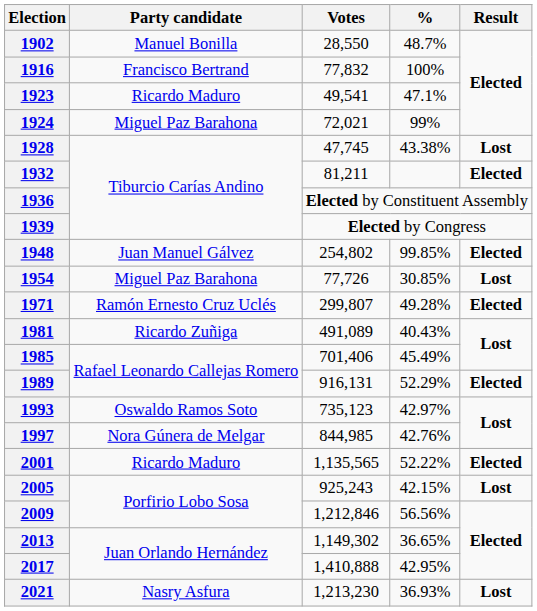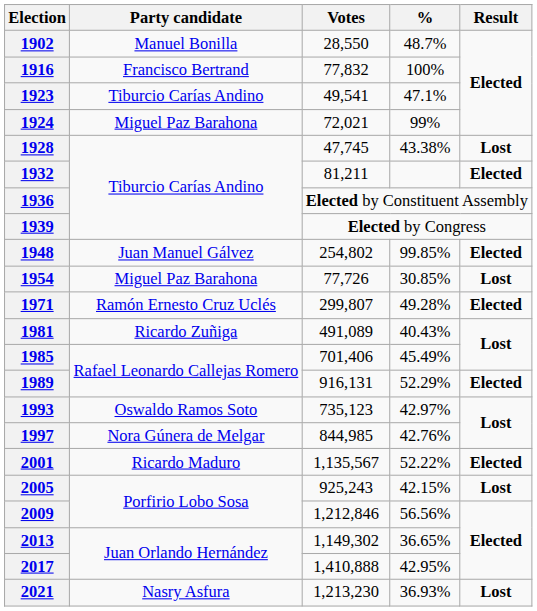(186, 95) Ricardo Maduro -> (186, 95) Tiburcio Carías Andino
(346, 461) 1,135,565 -> (346, 461) 1,135,567
